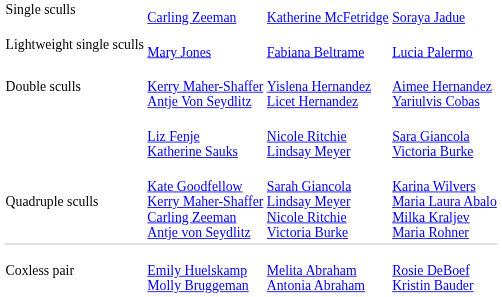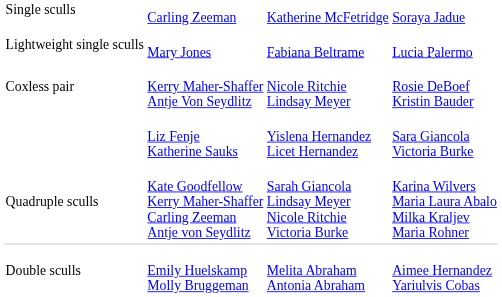(43, 86) Double sculls -> (40, 86) Coxless pair
(319, 94) Yislena Hernandez Licet Hernandez -> (309, 94) Nicole Ritchie Lindsay Meyer
(442, 94) Aimee Hernandez Yariulvis Cobas -> (433, 94) Rosie DeBoef Kristin Bauder
(309, 144) Nicole Ritchie Lindsay Meyer -> (319, 144) Yislena Hernandez Licet Hernandez
(40, 270) Coxless pair -> (43, 270) Double sculls
(433, 278) Rosie DeBoef Kristin Bauder -> (442, 278) Aimee Hernandez Yariulvis Cobas
